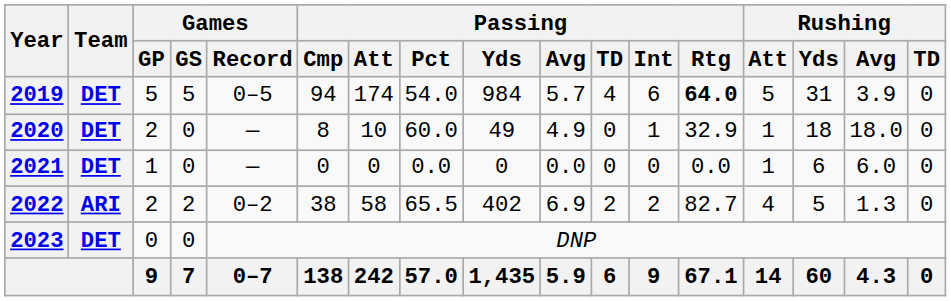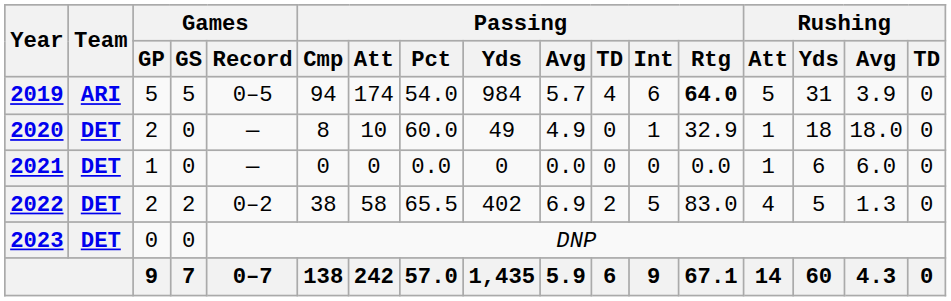(101, 95) DET -> (101, 95) ARI
(101, 204) ARI -> (101, 204) DET
(654, 204) 2 -> (654, 204) 5
(711, 204) 82.7 -> (711, 204) 83.0
